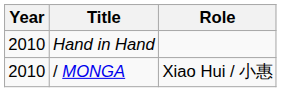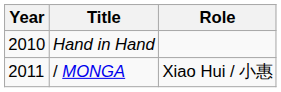(27, 72) 2010 -> (26, 72) 2011
